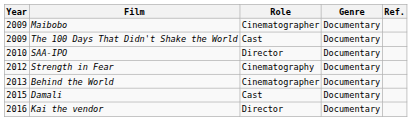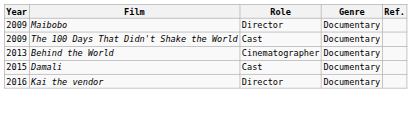(281, 25) Cinematographer -> (263, 25) Director
- row: (49, 53)
- row: (72, 67)
